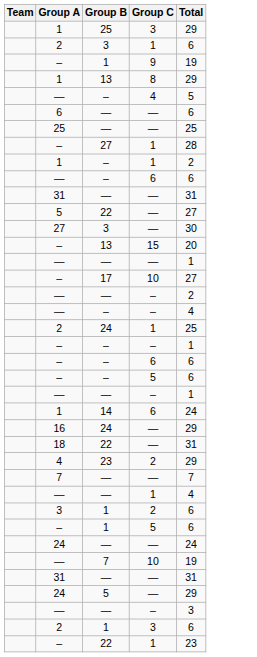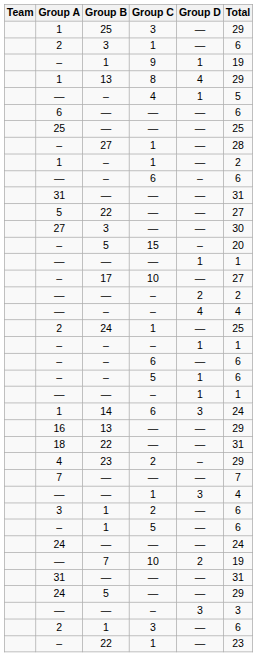+ column: (200, 13)
(106, 246) 13 -> (106, 246) 5
(106, 428) 24 -> (106, 428) 13
